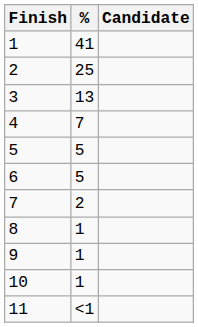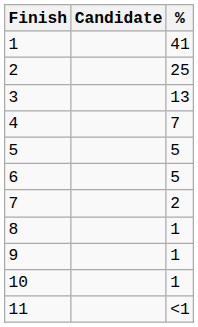columns swapped: (146, 18) <-> (84, 18)
